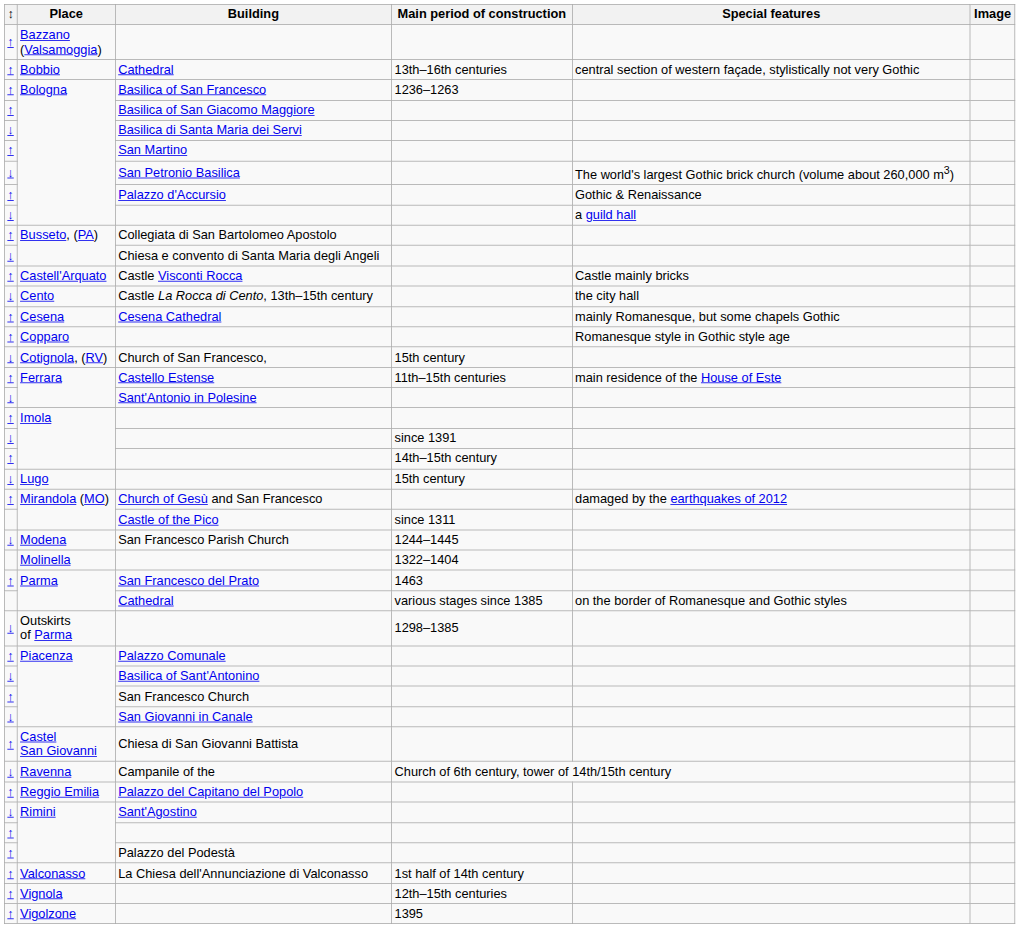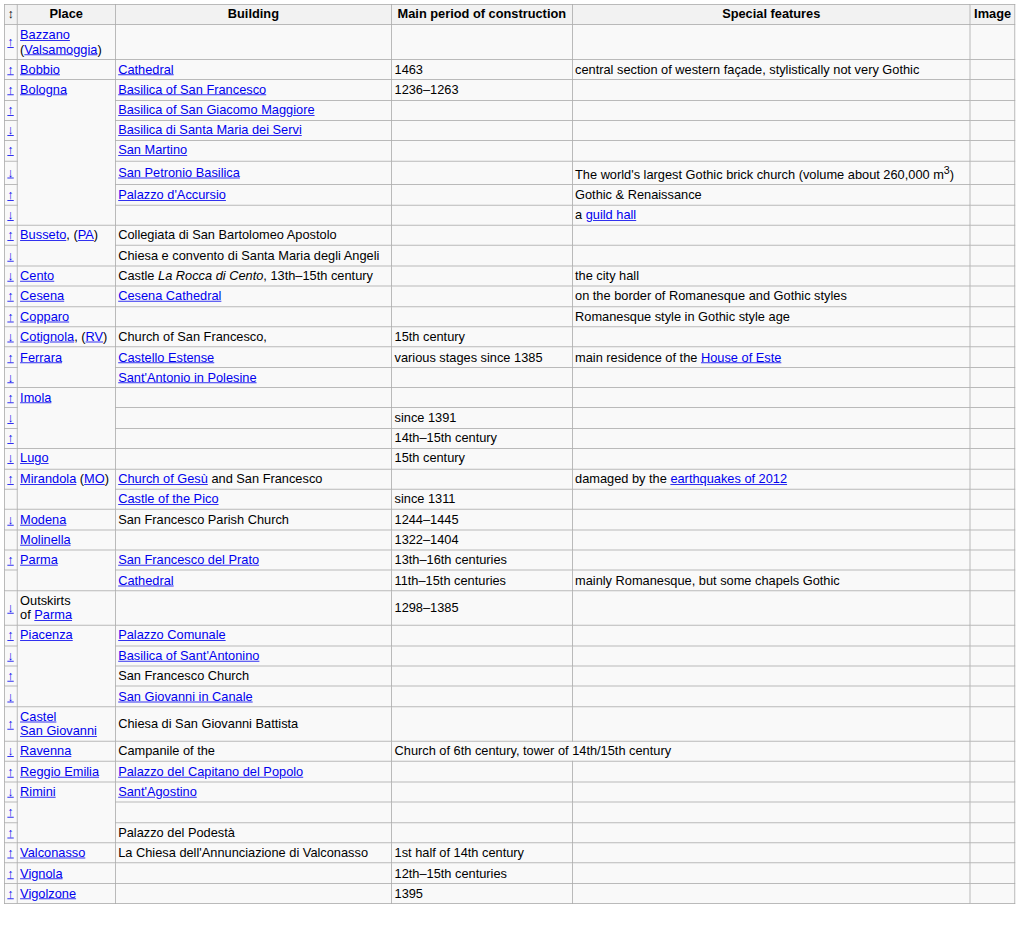(451, 69) 13th–16th centuries -> (409, 69) 1463
- row: (63, 276)
(707, 316) mainly Romanesque, but some chapels Gothic -> (711, 296) on the border of Romanesque and Gothic styles
(450, 377) 11th–15th centuries -> (469, 357) various stages since 1385
(409, 580) 1463 -> (451, 560) 13th–16th centuries
(469, 600) various stages since 1385 -> (450, 580) 11th–15th centuries
(711, 600) on the border of Romanesque and Gothic styles -> (707, 580) mainly Romanesque, but some chapels Gothic
